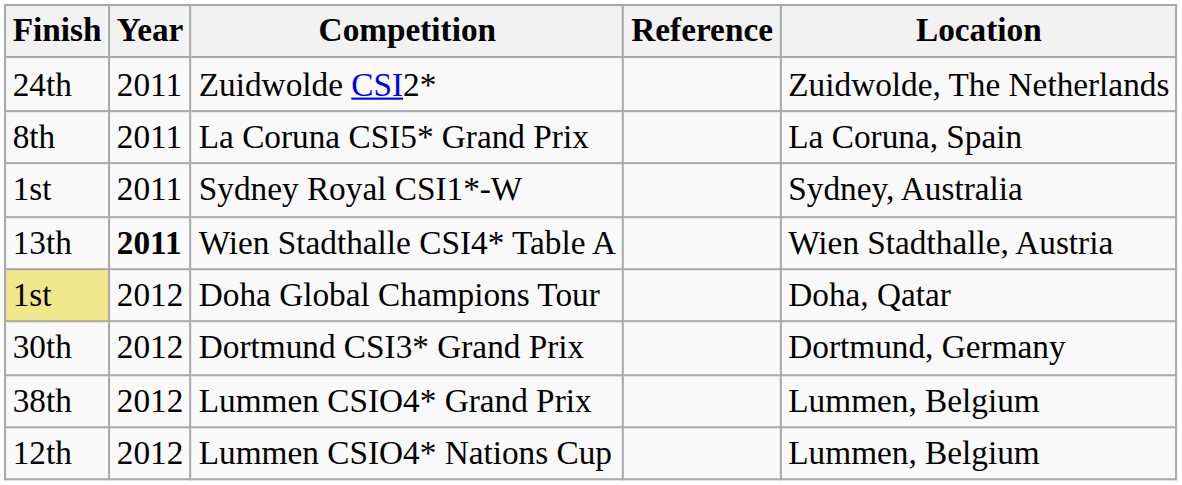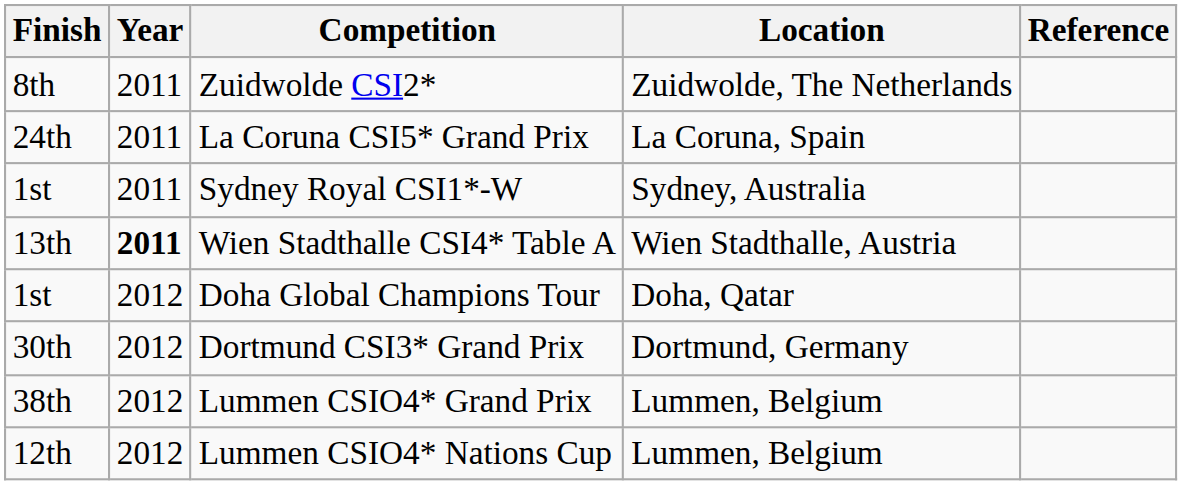columns swapped: (979, 30) <-> (702, 30)
(42, 83) 24th -> (34, 83) 8th
(34, 136) 8th -> (42, 136) 24th
(32, 294) khaki background -> (32, 294) no background
